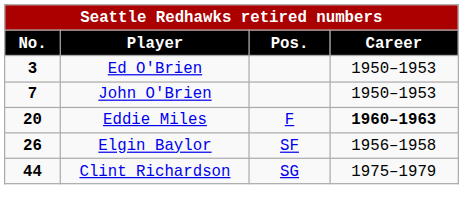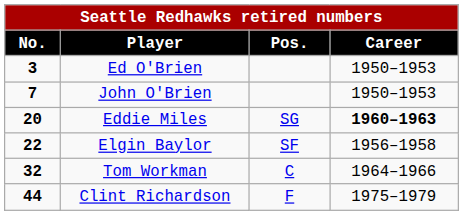(290, 120) F -> (290, 120) SG
(33, 146) 26 -> (33, 146) 22
+ row: (155, 171)
(290, 171) SG -> (290, 197) F
